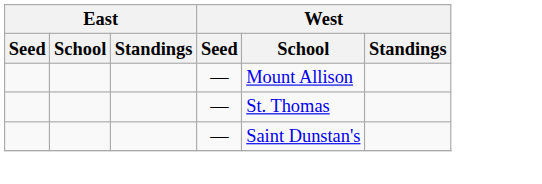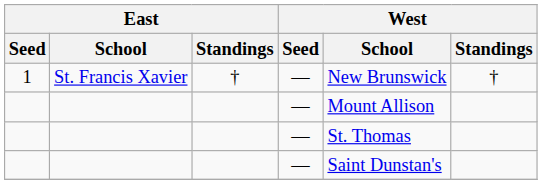+ row: (27, 77)
